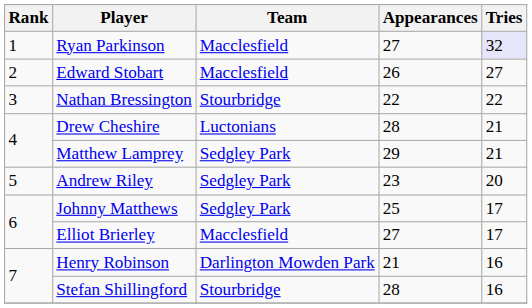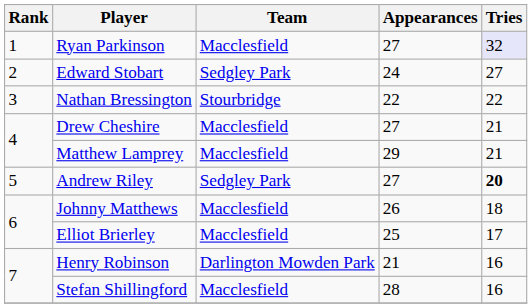(244, 72) Macclesfield -> (245, 72) Sedgley Park
(391, 72) 26 -> (391, 72) 24
(238, 126) Luctonians -> (244, 126) Macclesfield
(391, 126) 28 -> (391, 126) 27
(245, 153) Sedgley Park -> (244, 153) Macclesfield
(391, 180) 23 -> (391, 180) 27
(494, 180) normal -> (494, 180) bold
(245, 208) Sedgley Park -> (244, 208) Macclesfield
(391, 208) 25 -> (391, 208) 26
(494, 208) 17 -> (494, 208) 18
(391, 235) 27 -> (391, 235) 25
(240, 289) Stourbridge -> (244, 289) Macclesfield
